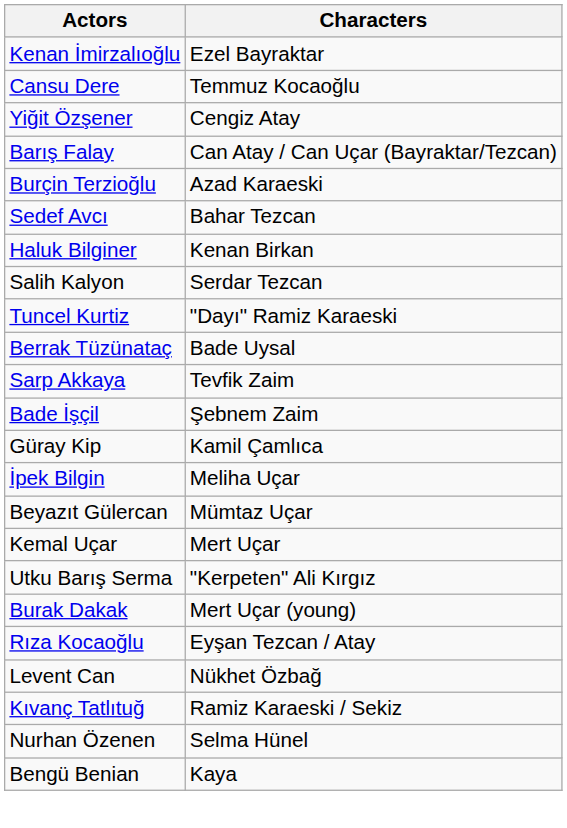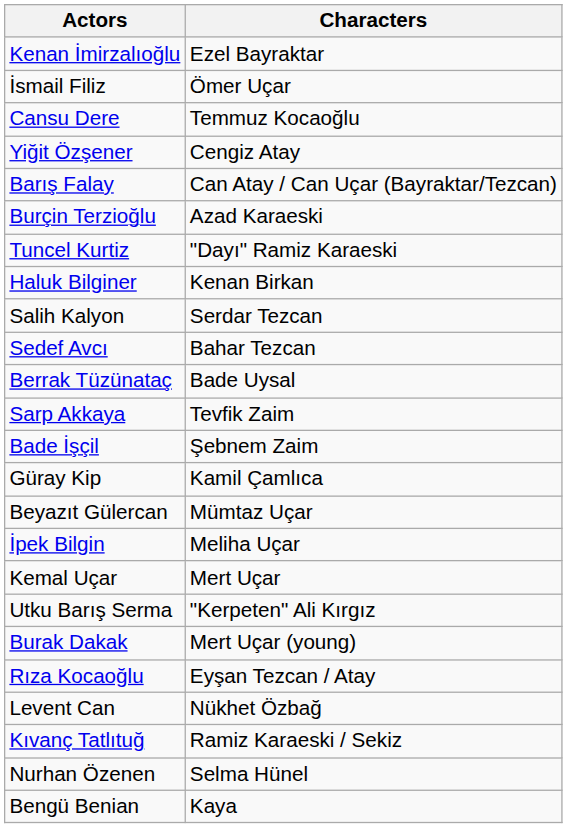+ row: (58, 86)
rows swapped: (69, 315) <-> (59, 217)
rows swapped: (57, 479) <-> (89, 511)
